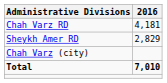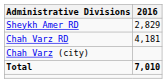rows swapped: (37, 25) <-> (43, 39)
